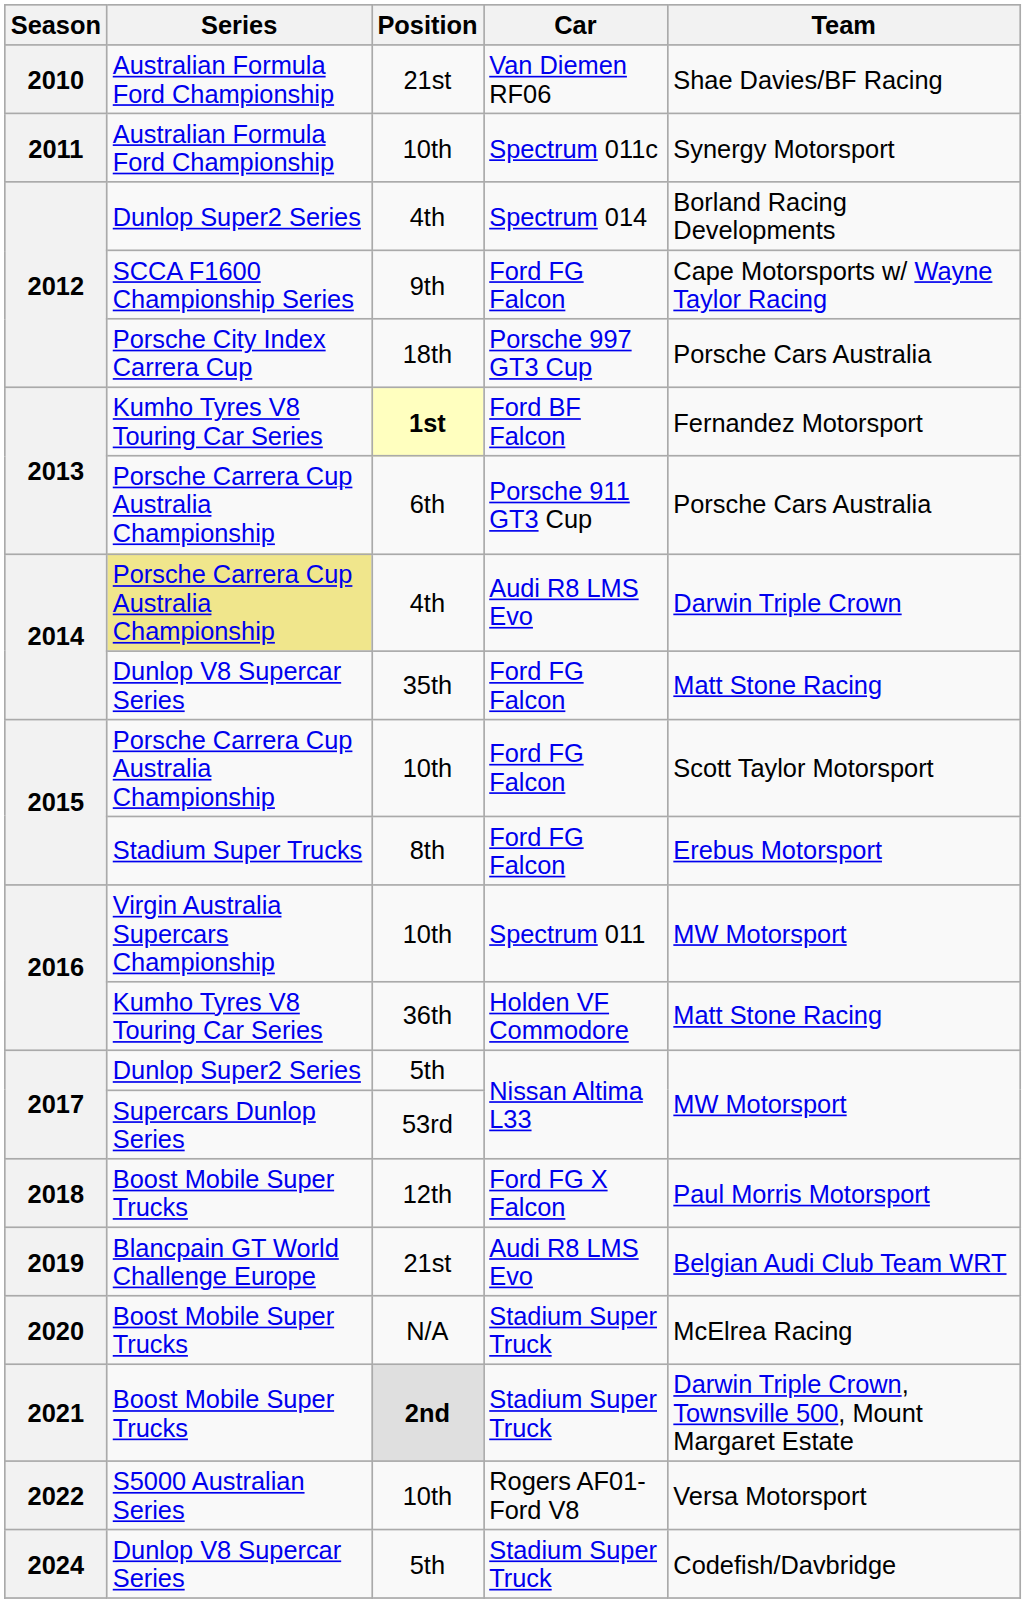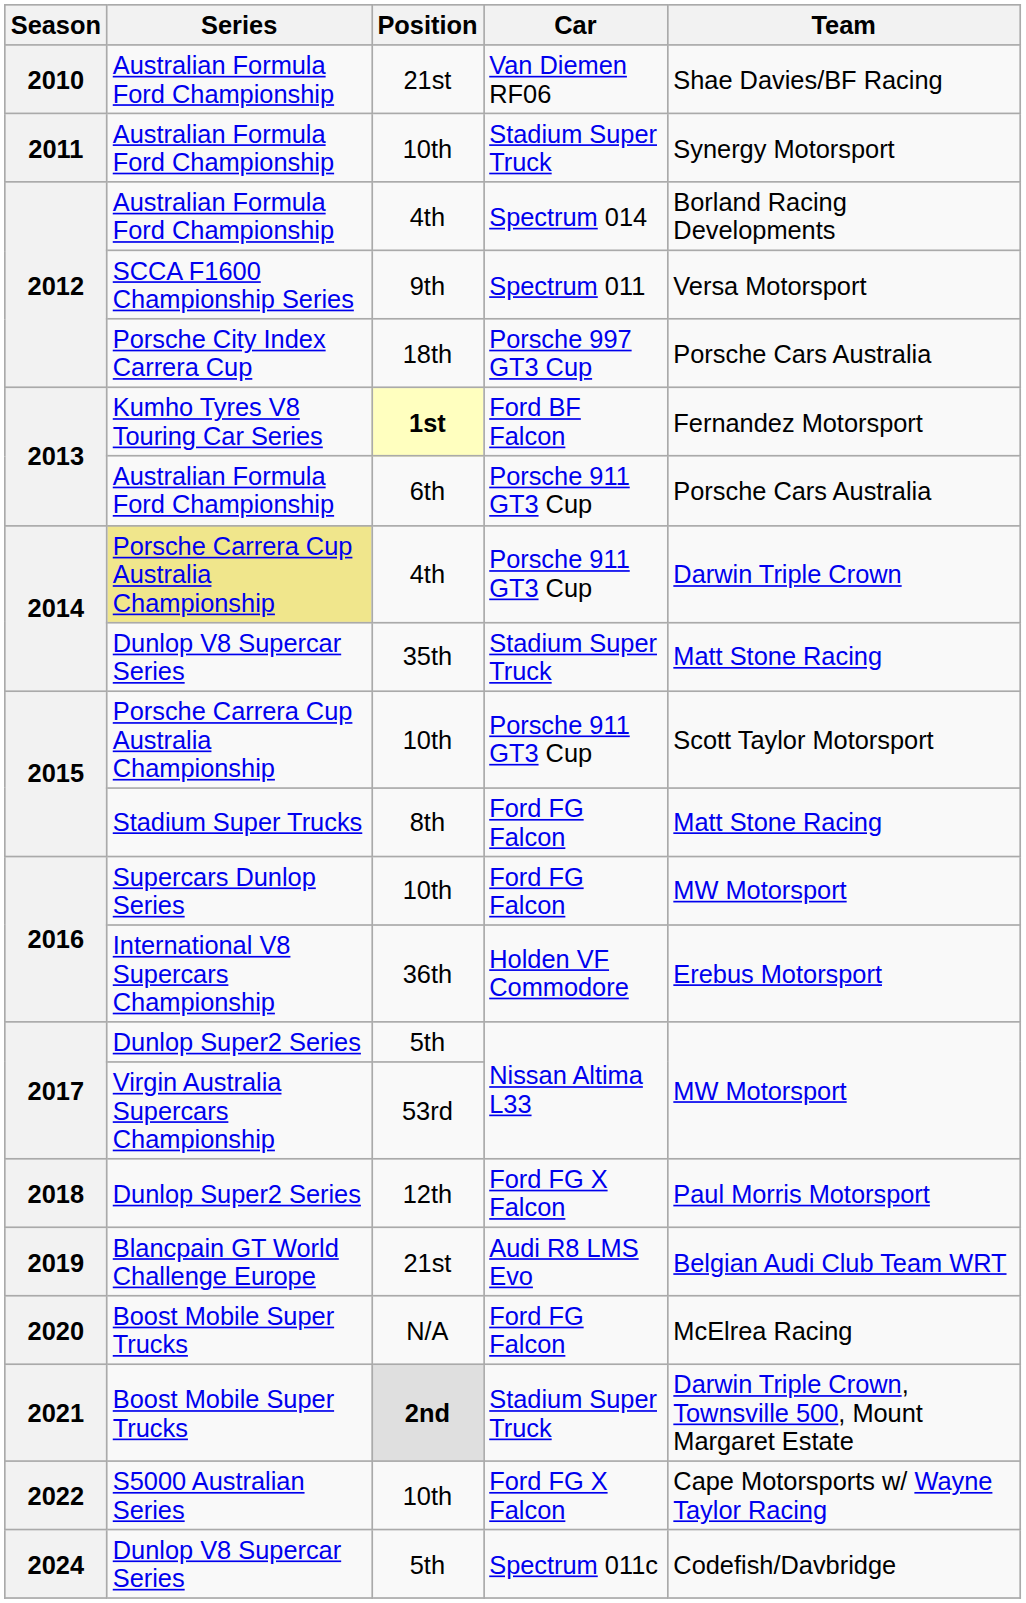(574, 148) Spectrum 011c -> (573, 148) Stadium Super Truck
(237, 217) Dunlop Super2 Series -> (223, 217) Australian Formula Ford Championship
(536, 285) Ford FG Falcon -> (567, 285) Spectrum 011
(833, 285) Cape Motorsports w/ Wayne Taylor Racing -> (770, 285) Versa Motorsport
(233, 505) Porsche Carrera Cup Australia Championship -> (223, 491) Australian Formula Ford Championship
(564, 602) Audi R8 LMS Evo -> (559, 574) Porsche 911 GT3 Cup
(536, 685) Ford FG Falcon -> (573, 656) Stadium Super Truck
(536, 768) Ford FG Falcon -> (559, 739) Porsche 911 GT3 Cup
(778, 850) Erebus Motorsport -> (778, 822) Matt Stone Racing
(197, 933) Virgin Australia Supercars Championship -> (214, 891) Supercars Dunlop Series
(567, 933) Spectrum 011 -> (536, 891) Ford FG Falcon
(218, 1016) Kumho Tyres V8 Touring Car Series -> (202, 973) International V8 Supercars Championship
(778, 1016) Matt Stone Racing -> (778, 973) Erebus Motorsport
(214, 1125) Supercars Dunlop Series -> (197, 1111) Virgin Australia Supercars Championship
(223, 1193) Boost Mobile Super Trucks -> (237, 1193) Dunlop Super2 Series
(573, 1330) Stadium Super Truck -> (536, 1330) Ford FG Falcon
(567, 1496) Rogers AF01- Ford V8 -> (548, 1496) Ford FG X Falcon
(770, 1496) Versa Motorsport -> (833, 1496) Cape Motorsports w/ Wayne Taylor Racing
(573, 1565) Stadium Super Truck -> (574, 1565) Spectrum 011c
